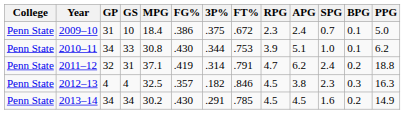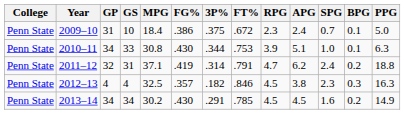(382, 48) 6.2 -> (382, 48) 6.3
